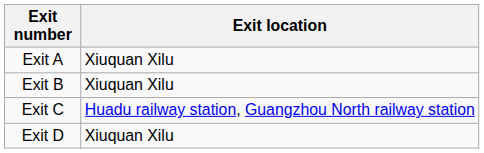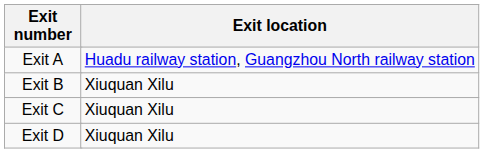(129, 60) Xiuquan Xilu -> (280, 60) Huadu railway station, Guangzhou North railway station
(280, 110) Huadu railway station, Guangzhou North railway station -> (129, 110) Xiuquan Xilu
